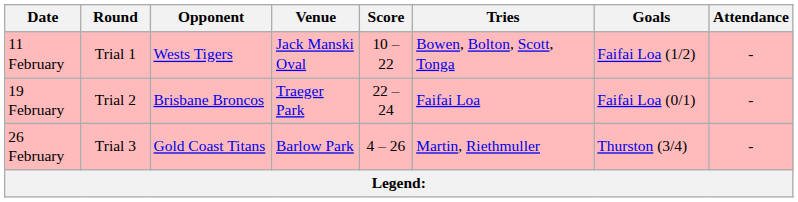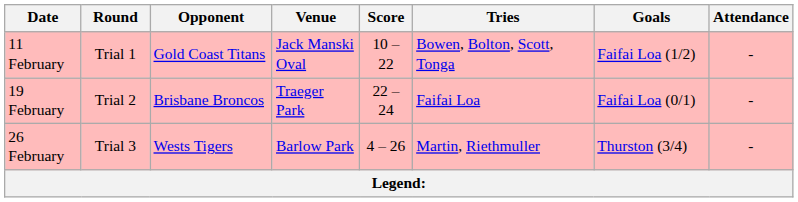(193, 54) Wests Tigers -> (209, 54) Gold Coast Titans
(209, 146) Gold Coast Titans -> (193, 146) Wests Tigers
